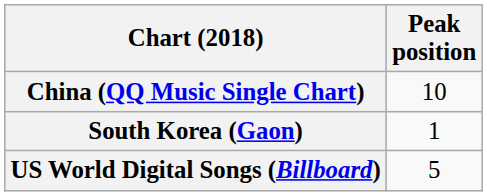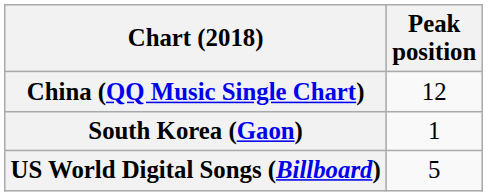(434, 91) 10 -> (434, 91) 12
